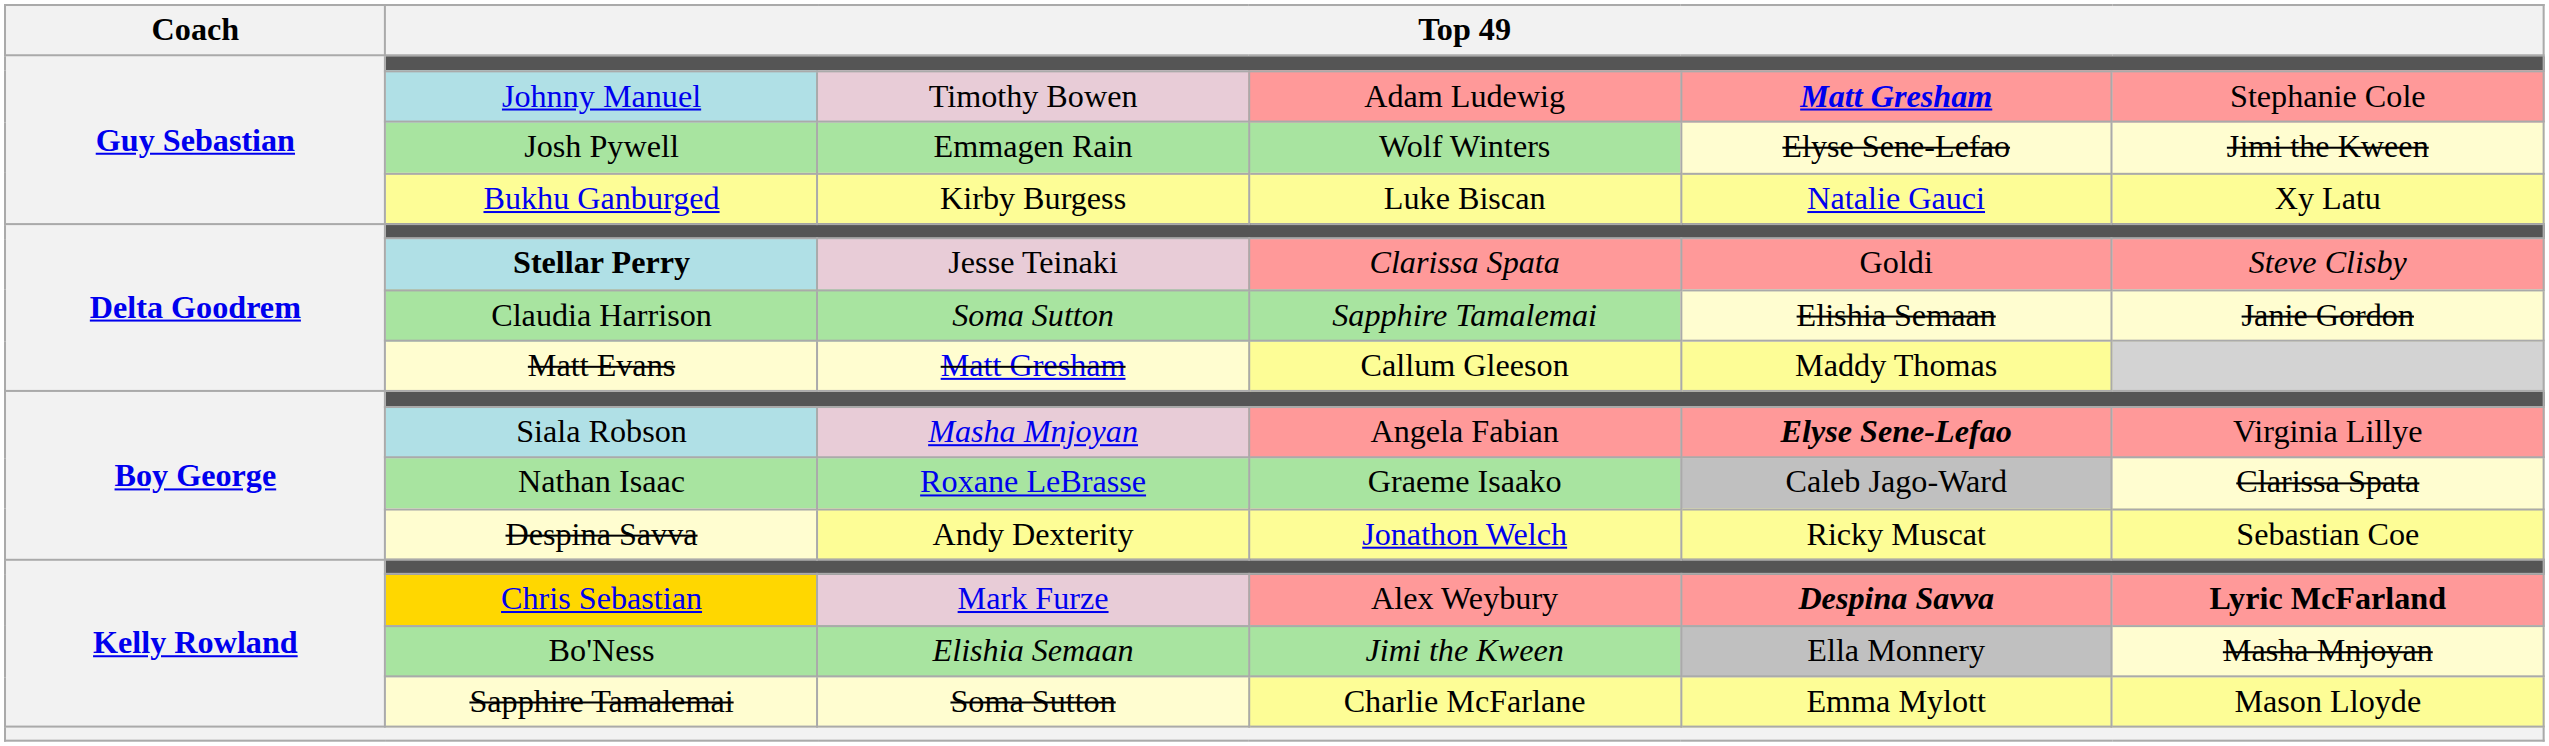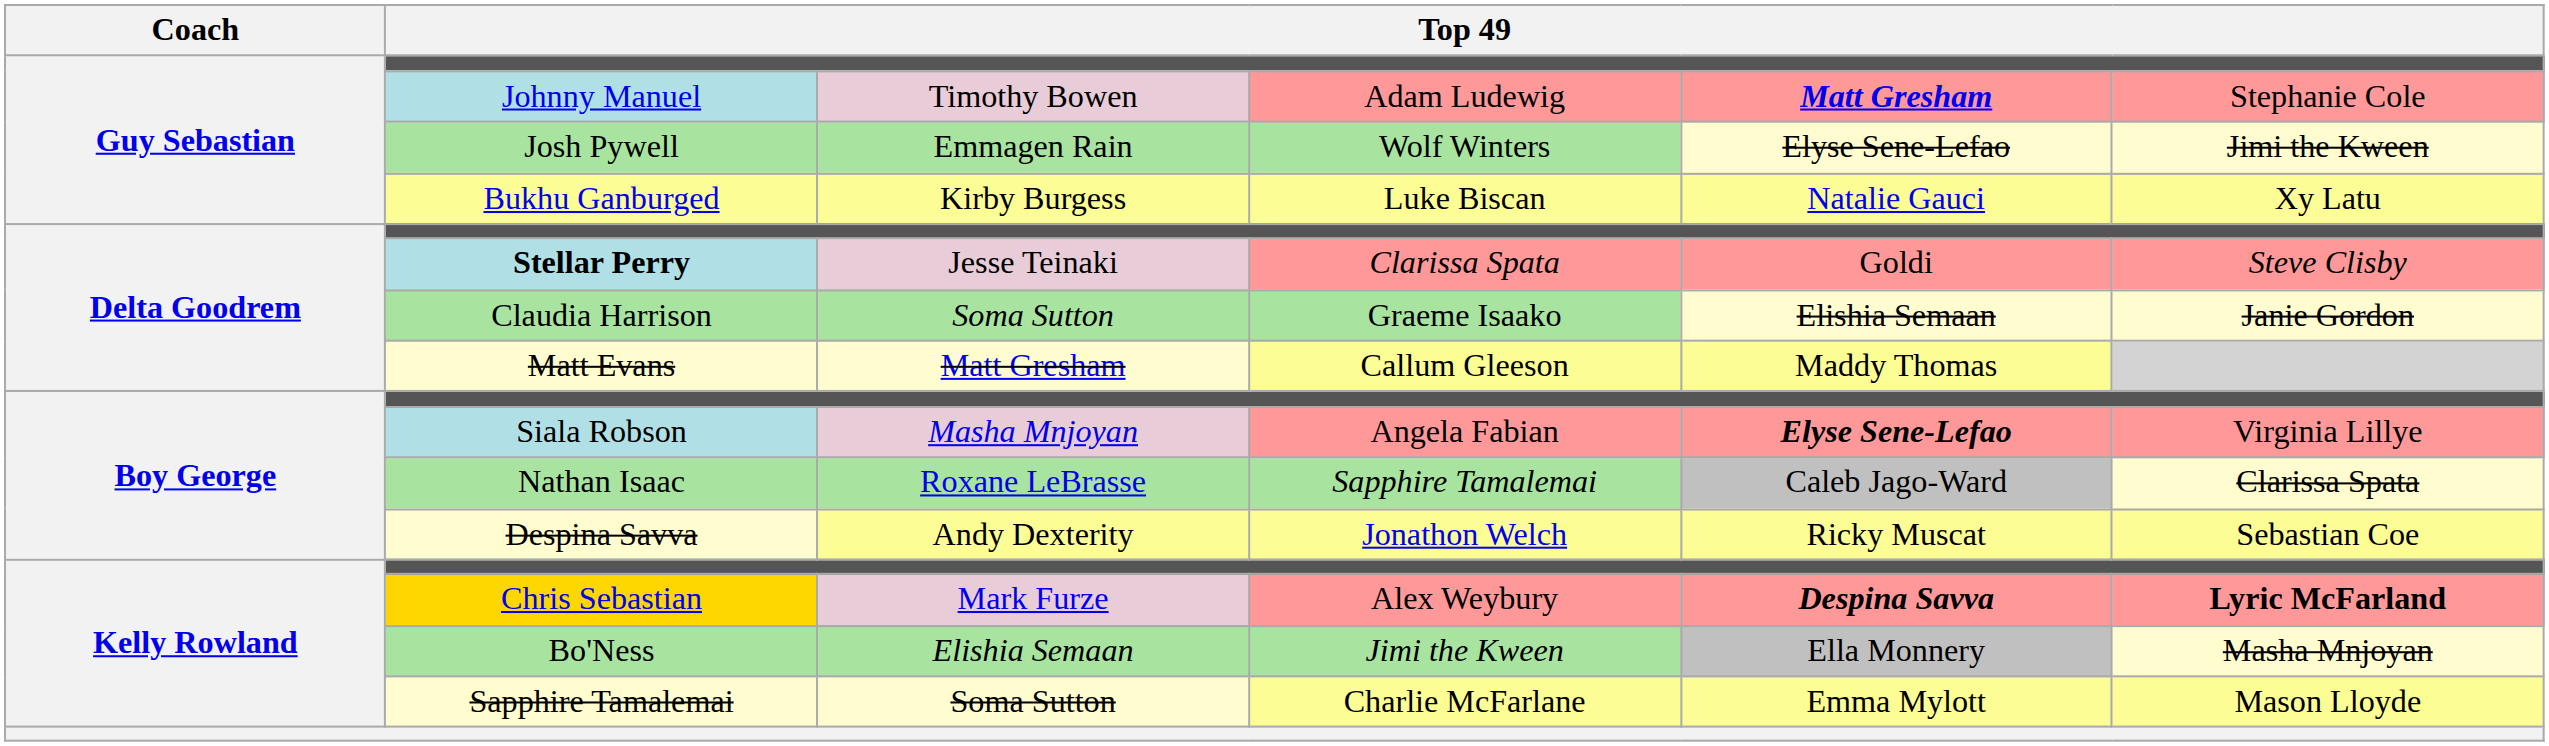(1465, 314) Sapphire Tamalemai -> (1465, 314) Graeme Isaako
(1465, 482) Graeme Isaako -> (1465, 482) Sapphire Tamalemai
